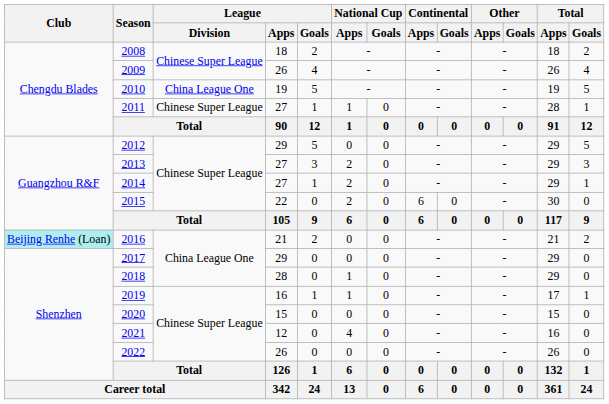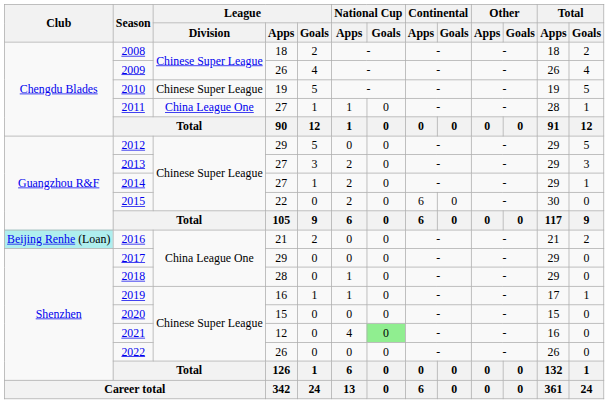(209, 88) China League One -> (209, 88) Chinese Super League
(209, 107) Chinese Super League -> (209, 107) China League One
(386, 333) no background -> (386, 333) lightgreen background
